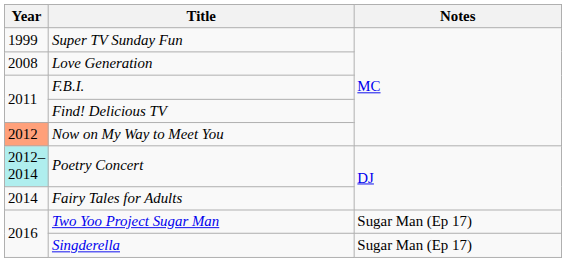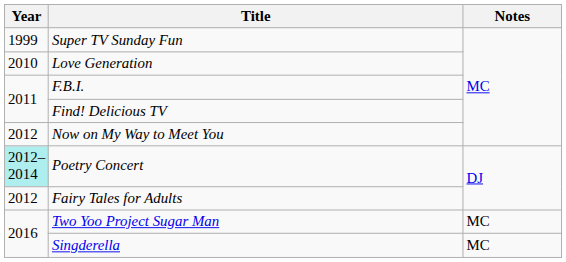(23, 63) 2008 -> (23, 63) 2010
(23, 134) lightsalmon background -> (23, 134) no background
(23, 198) 2014 -> (23, 198) 2012
(415, 221) Sugar Man (Ep 17) -> (478, 221) MC
(415, 245) Sugar Man (Ep 17) -> (478, 245) MC
